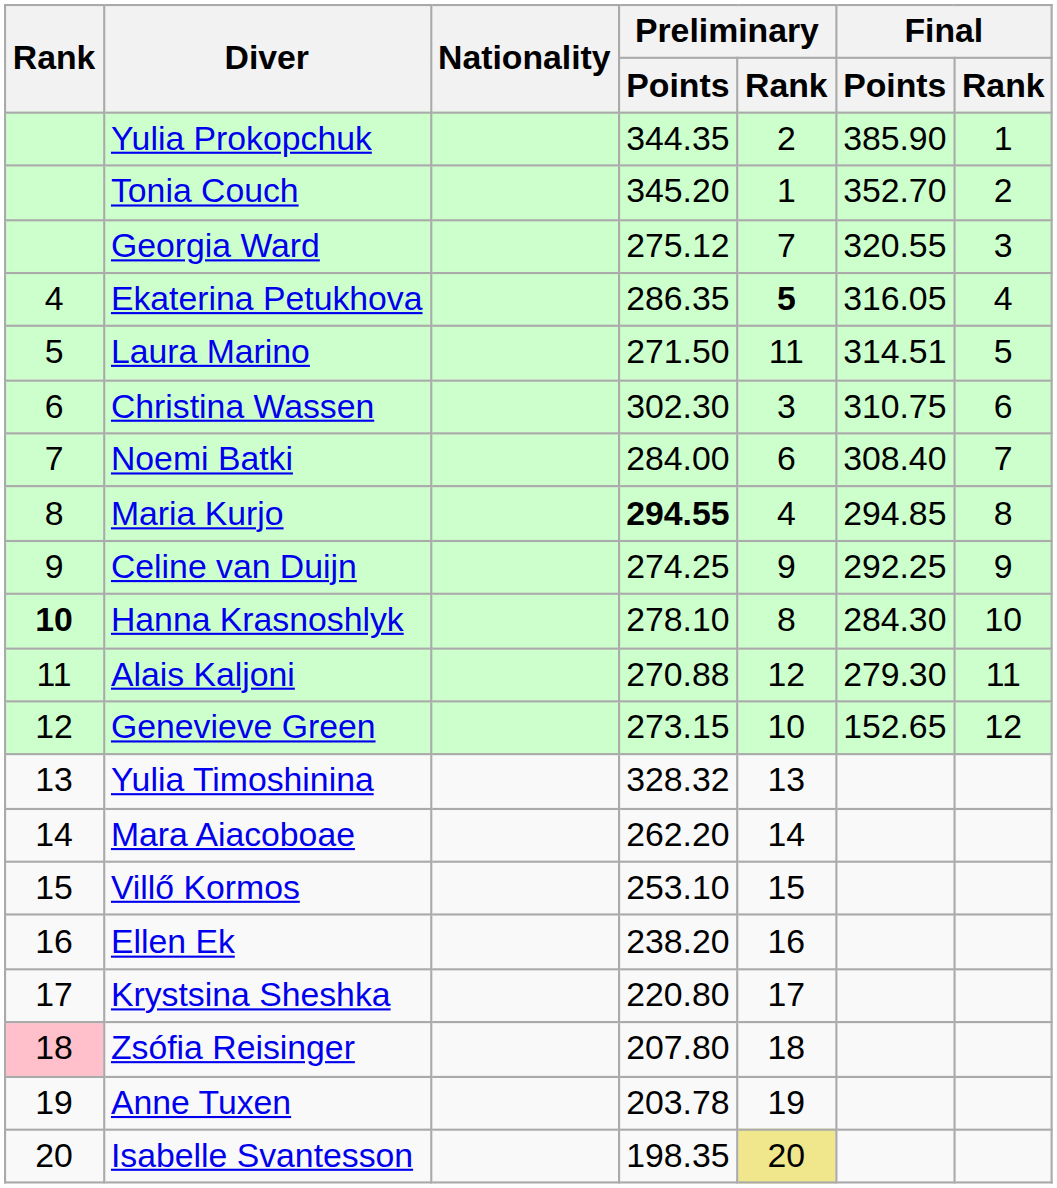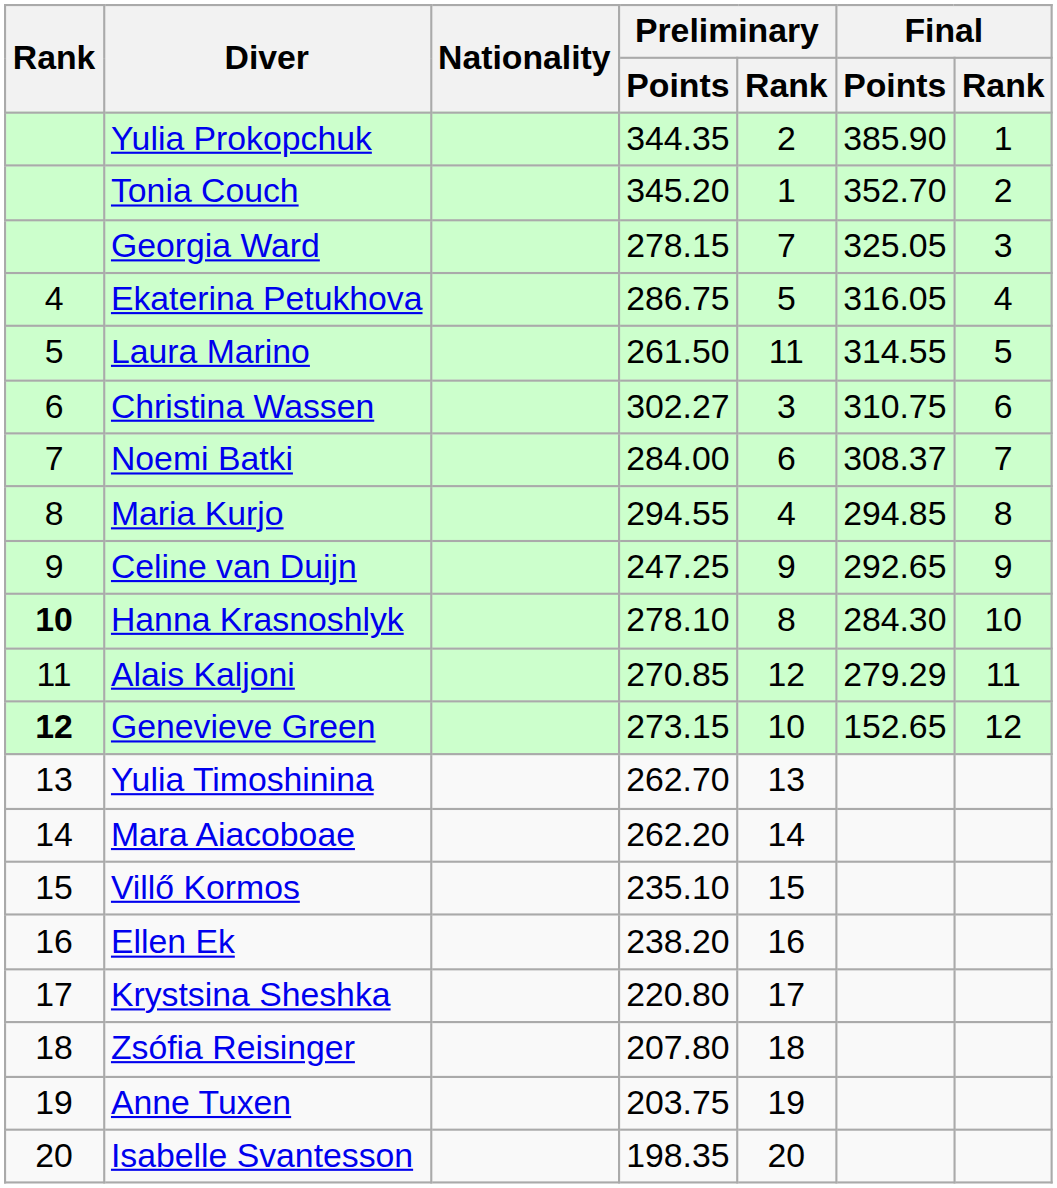(678, 245) 275.12 -> (678, 245) 278.15
(895, 245) 320.55 -> (895, 245) 325.05
(678, 298) 286.35 -> (678, 298) 286.75
(786, 298) bold -> (786, 298) normal
(678, 352) 271.50 -> (678, 352) 261.50
(895, 352) 314.51 -> (895, 352) 314.55
(678, 406) 302.30 -> (678, 406) 302.27
(895, 459) 308.40 -> (895, 459) 308.37
(678, 513) bold -> (678, 513) normal
(678, 566) 274.25 -> (678, 566) 247.25
(895, 566) 292.25 -> (895, 566) 292.65
(678, 673) 270.88 -> (678, 673) 270.85
(895, 673) 279.30 -> (895, 673) 279.29
(54, 727) normal -> (54, 727) bold
(678, 780) 328.32 -> (678, 780) 262.70
(678, 887) 253.10 -> (678, 887) 235.10
(54, 1048) pink background -> (54, 1048) no background
(678, 1102) 203.78 -> (678, 1102) 203.75
(786, 1155) khaki background -> (786, 1155) no background
